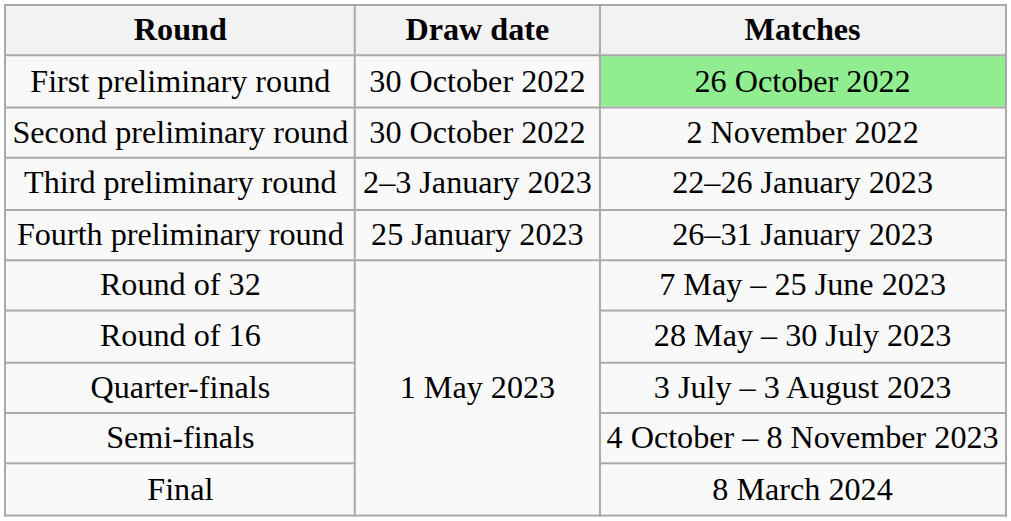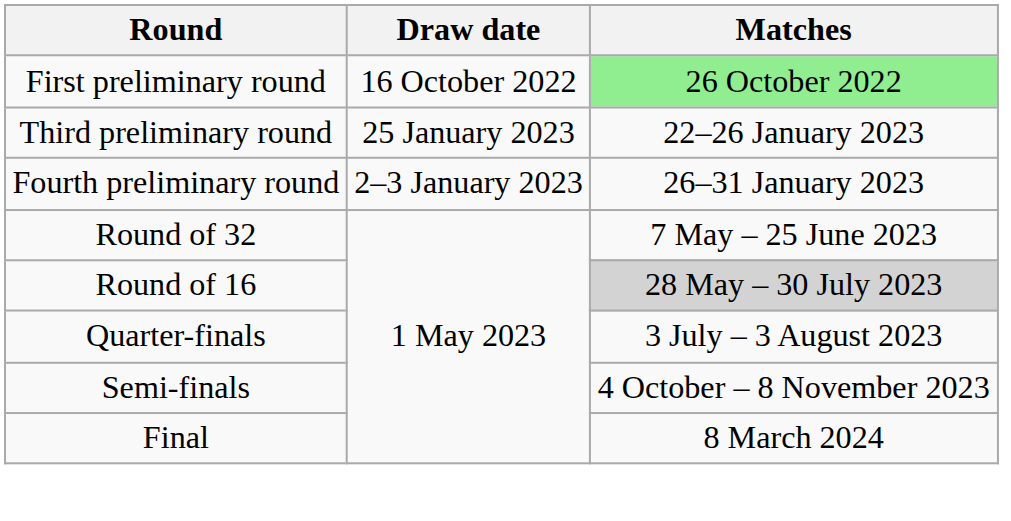(477, 81) 30 October 2022 -> (468, 81) 16 October 2022
- row: (180, 132)
(477, 183) 2–3 January 2023 -> (468, 132) 25 January 2023
(477, 234) 25 January 2023 -> (468, 183) 2–3 January 2023
(803, 336) no background -> (794, 285) lightgrey background
